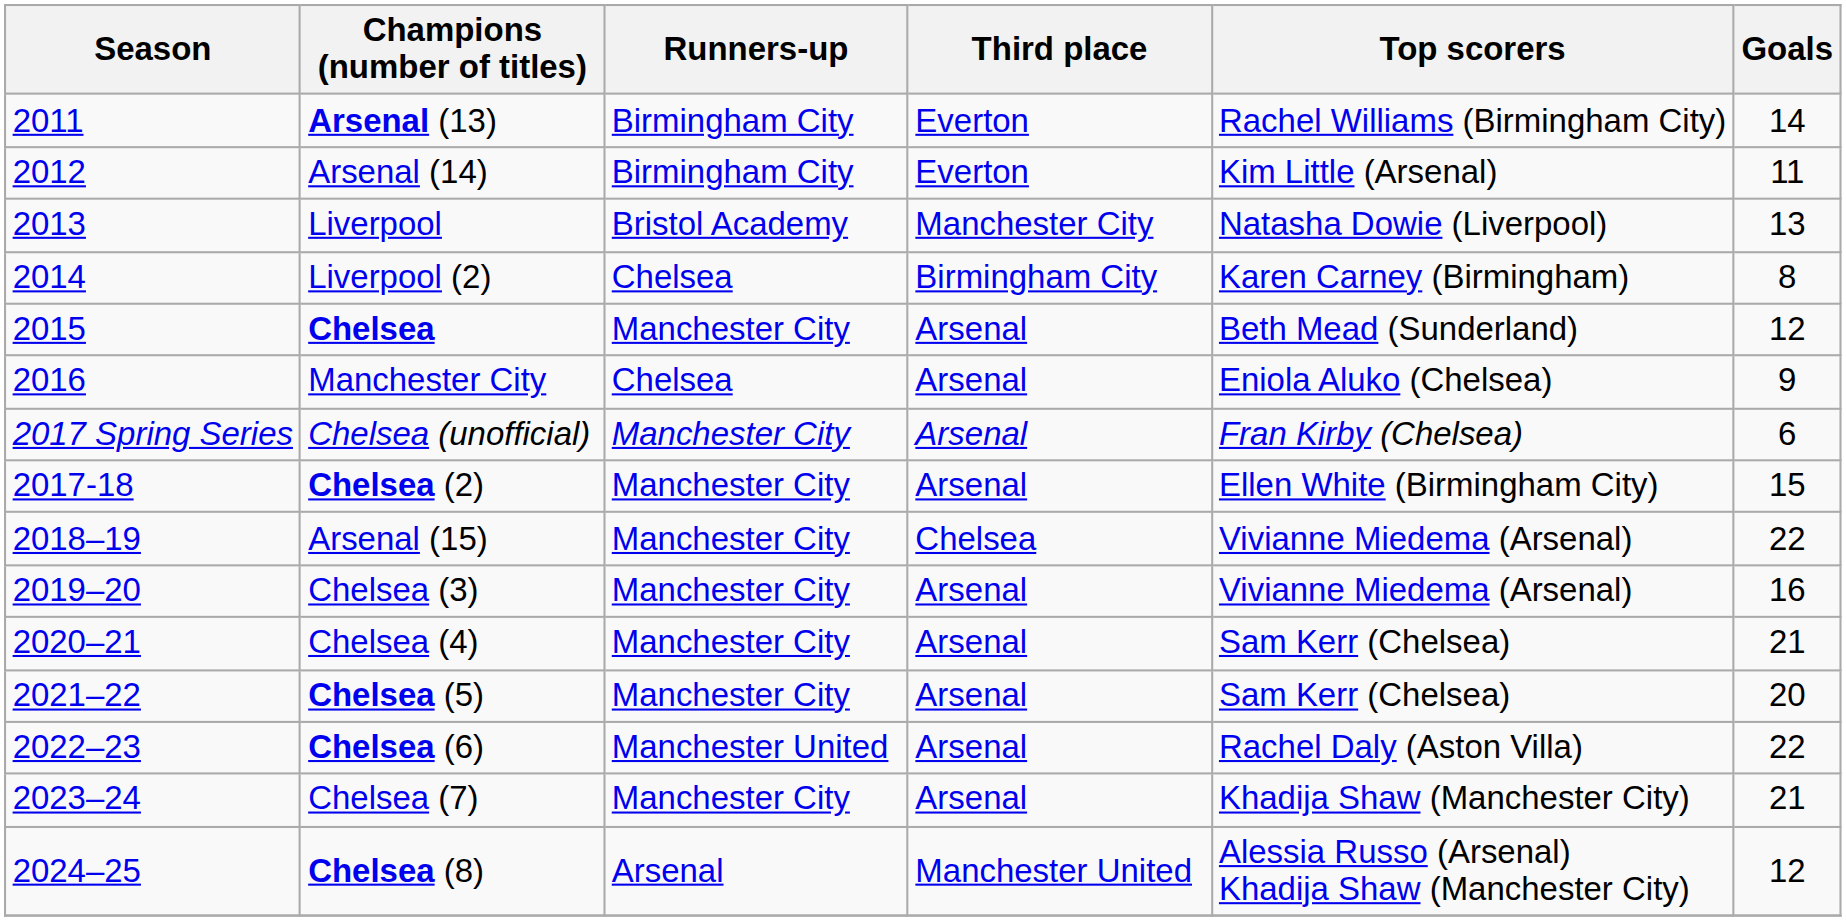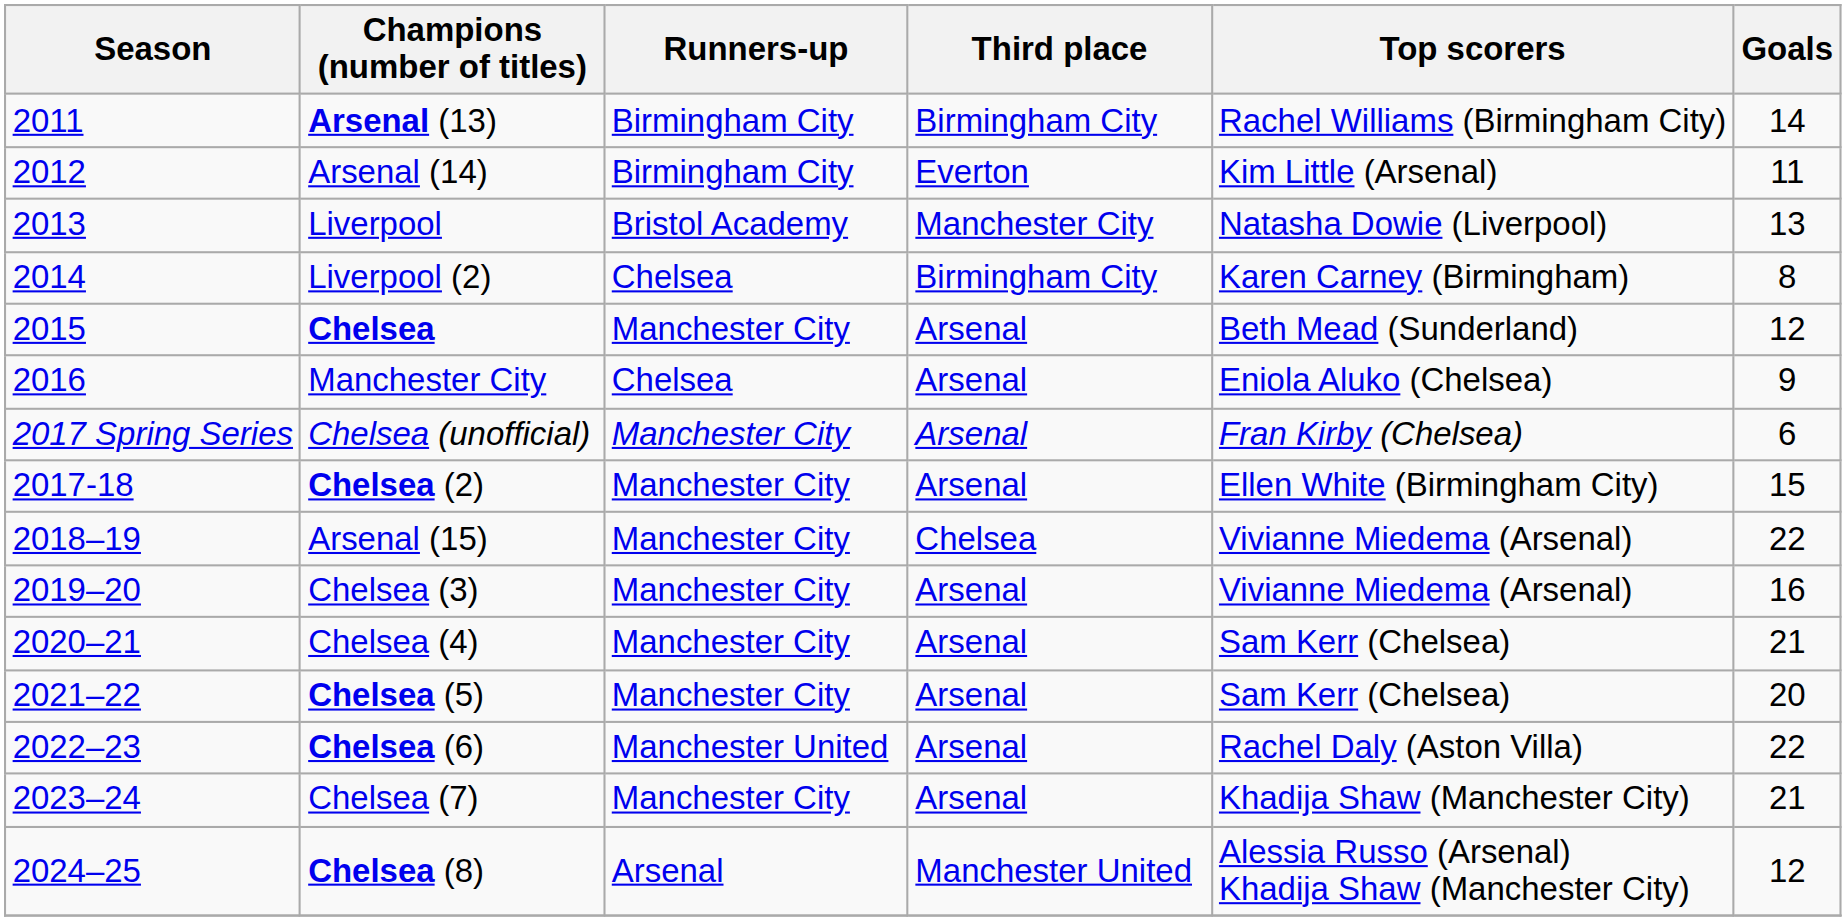(972, 119) Everton -> (1036, 119) Birmingham City
